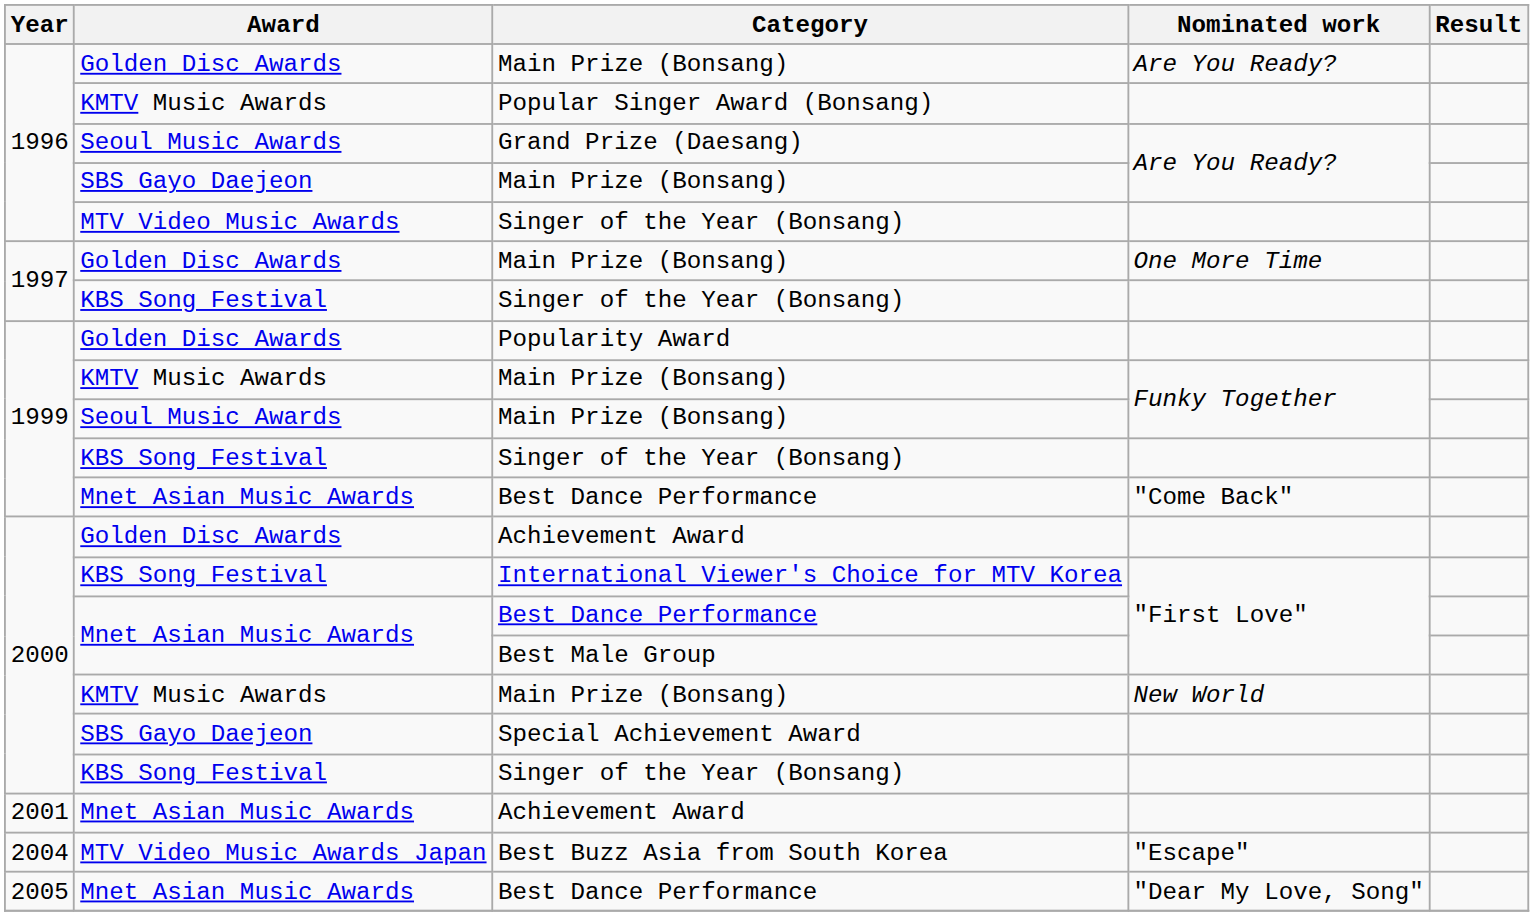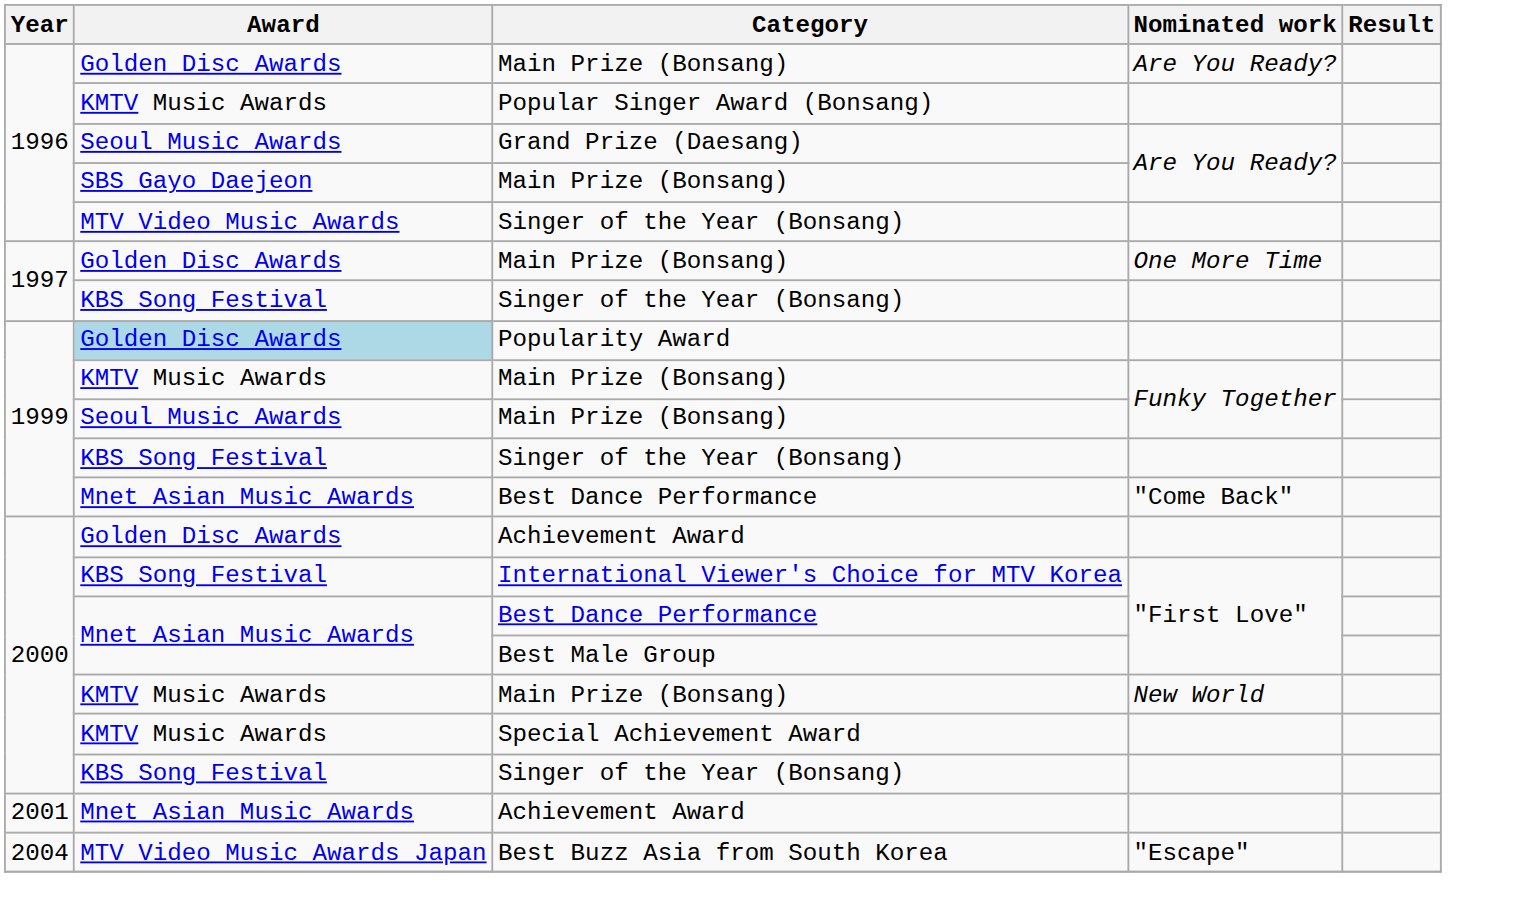(211, 340) no background -> (211, 340) lightblue background
(196, 734) SBS Gayo Daejeon -> (204, 734) KMTV Music Awards
- row: (40, 892)
